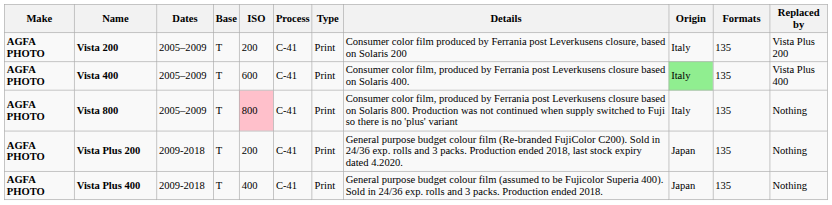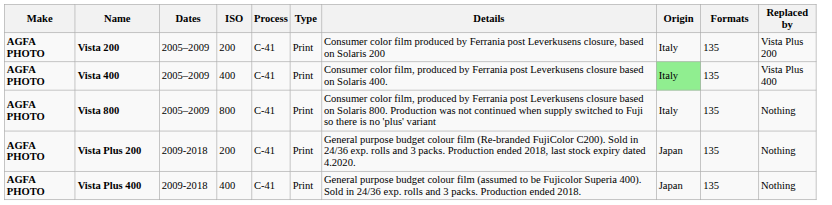- column: (226, 18)
(250, 76) 600 -> (227, 76) 400
(250, 110) pink background -> (227, 110) no background
